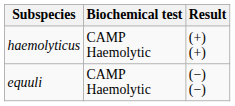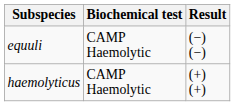rows swapped: (25, 82) <-> (44, 44)
